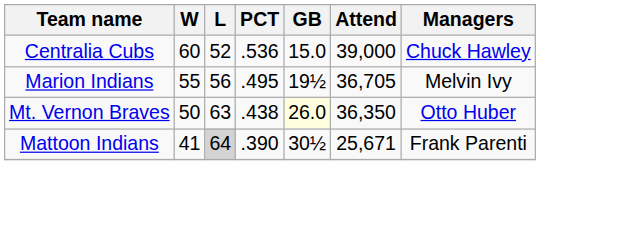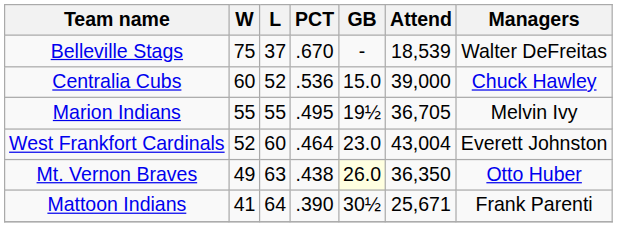+ row: (117, 50)
(220, 81) 56 -> (275, 112) 55
+ row: (117, 143)
(190, 112) 50 -> (244, 174) 49
(220, 143) lightgrey background -> (275, 205) no background
